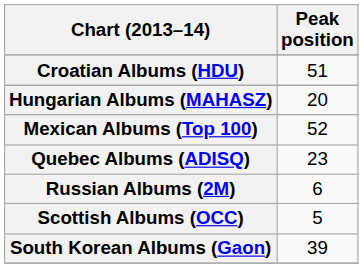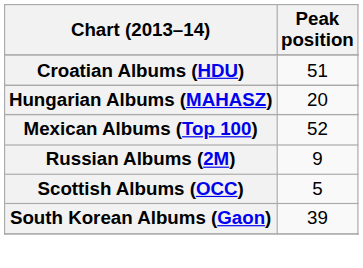- row: (141, 159)
(317, 188) 6 -> (317, 159) 9
